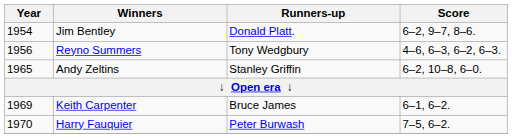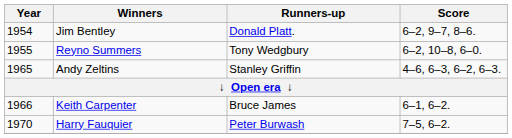(20, 50) 1956 -> (20, 50) 1955
(452, 50) 4–6, 6–3, 6–2, 6–3. -> (442, 50) 6–2, 10–8, 6–0.
(442, 68) 6–2, 10–8, 6–0. -> (452, 68) 4–6, 6–3, 6–2, 6–3.
(20, 105) 1969 -> (20, 105) 1966
